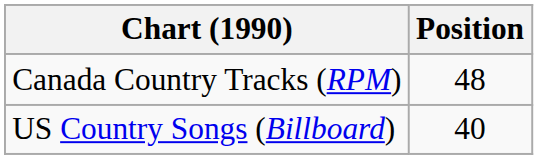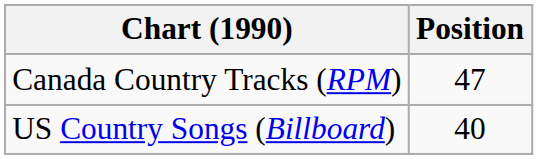(470, 79) 48 -> (470, 79) 47
